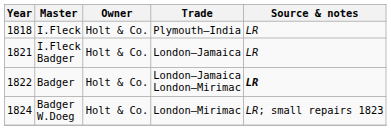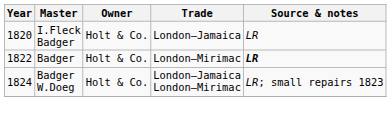- row: (59, 30)
(19, 53) 1821 -> (19, 36) 1820
(197, 82) London–Jamaica London–Mirimac -> (197, 59) London–Mirimac
(197, 111) London–Mirimac -> (197, 82) London–Jamaica London–Mirimac
